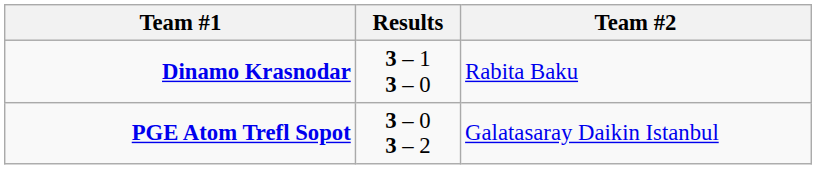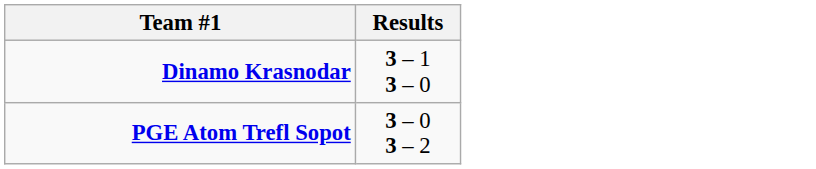- column: (635, 22)
